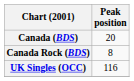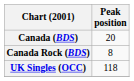(110, 68) 116 -> (110, 68) 118
